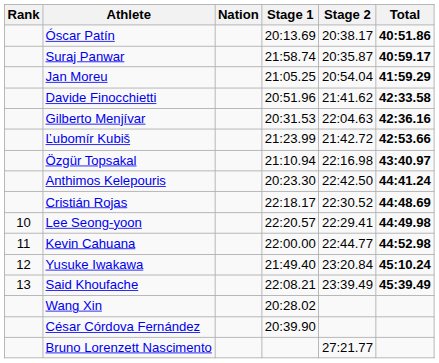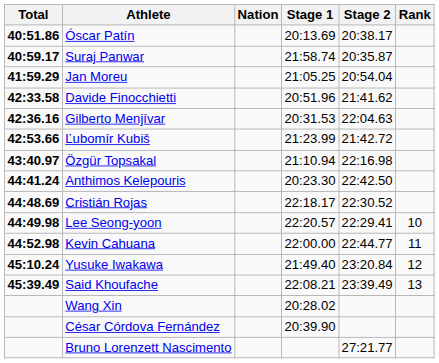columns swapped: (23, 14) <-> (405, 14)
